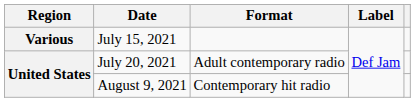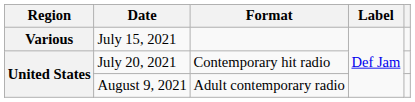(269, 62) Adult contemporary radio -> (262, 62) Contemporary hit radio
(262, 85) Contemporary hit radio -> (269, 85) Adult contemporary radio
